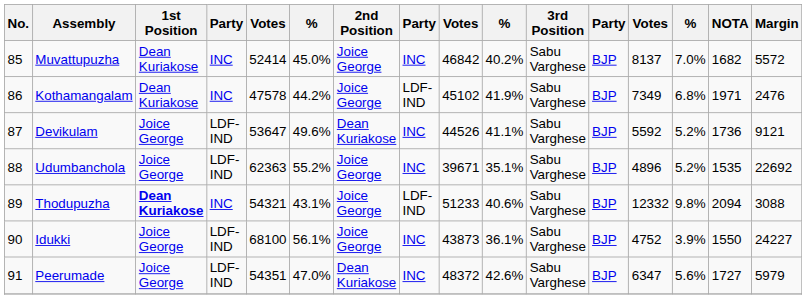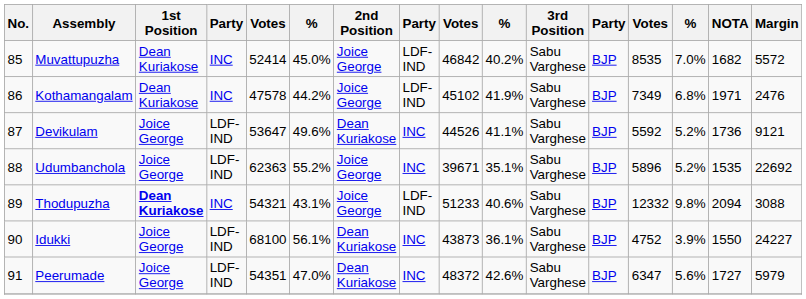(414, 59) INC -> (417, 59) LDF-IND
(647, 59) 8137 -> (647, 59) 8535
(647, 167) 4896 -> (647, 167) 5896
(359, 240) Joice George -> (367, 240) Dean Kuriakose
